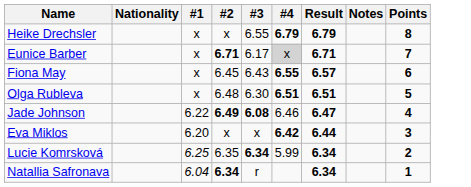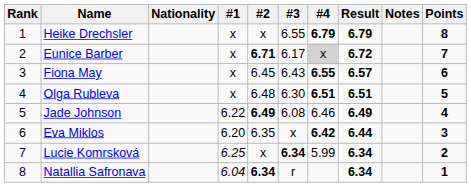+ column: (23, 14)
(324, 53) 6.71 -> (360, 53) 6.72
(257, 113) bold -> (293, 113) normal
(324, 113) 6.47 -> (360, 113) 6.49
(227, 133) x -> (263, 133) 6.35
(227, 152) 6.35 -> (263, 152) x
